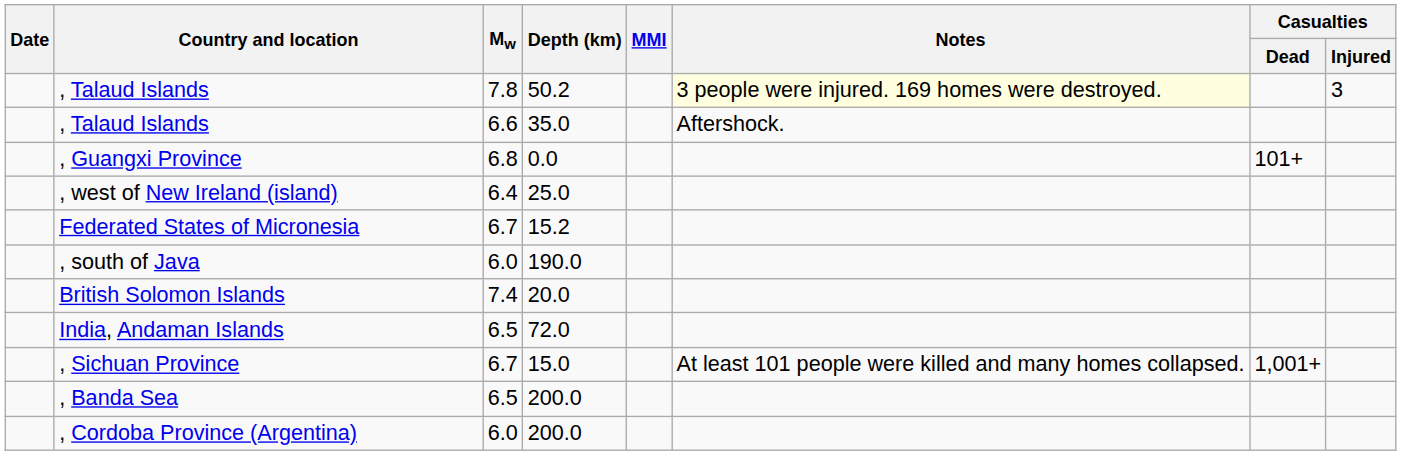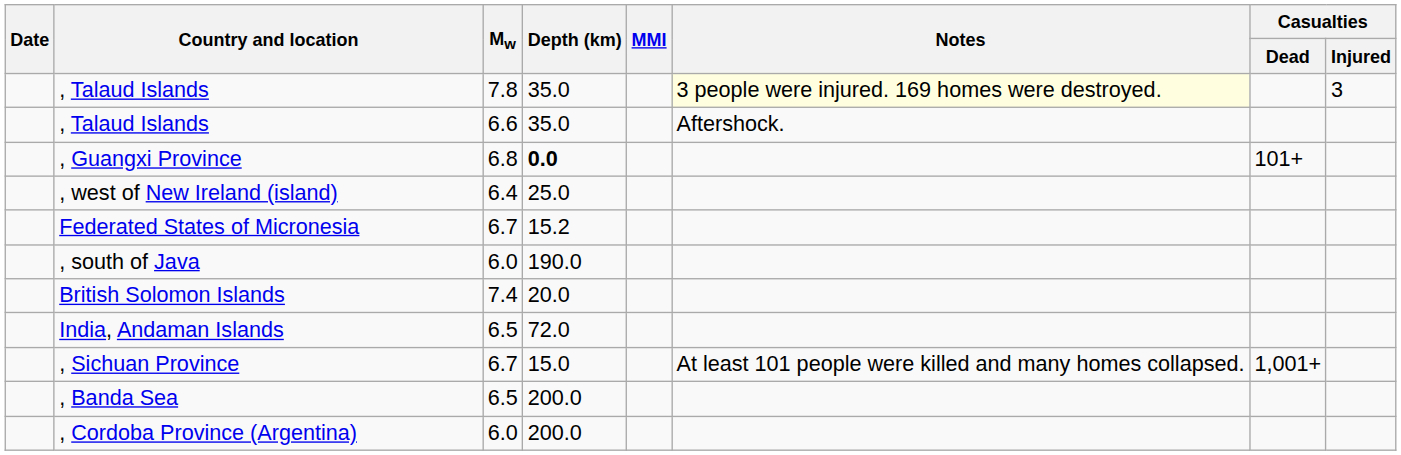(549, 90) 50.2 -> (549, 90) 35.0
(543, 158) normal -> (543, 158) bold
